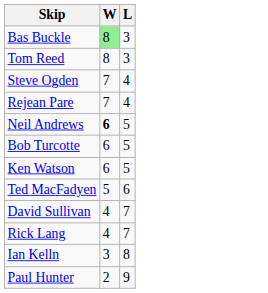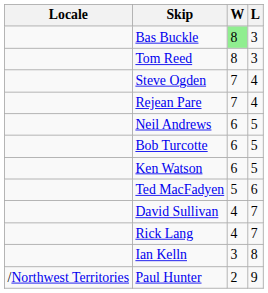+ column: (68, 15)
(106, 124) bold -> (234, 124) normal
